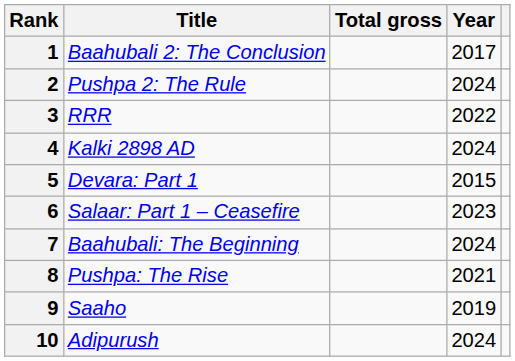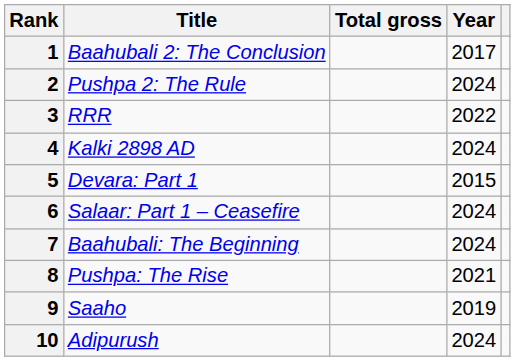(474, 212) 2023 -> (474, 212) 2024
